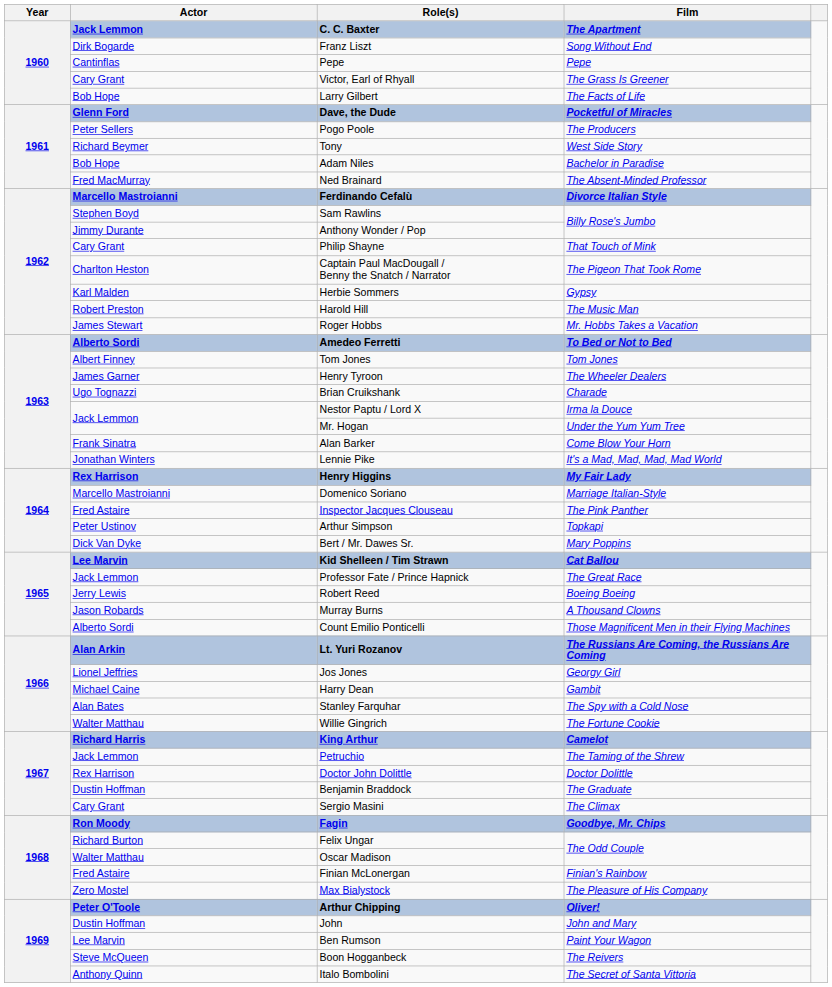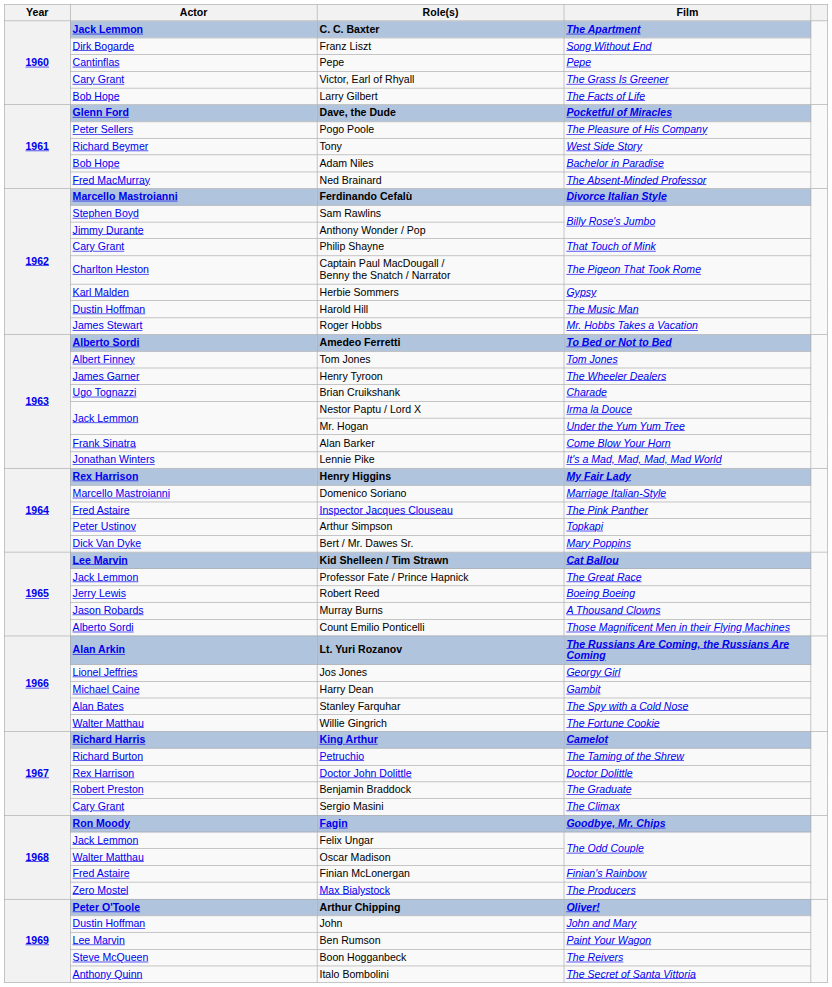(601, 130) The Producers -> (637, 130) The Pleasure of His Company
(108, 309) Robert Preston -> (109, 309) Dustin Hoffman
(105, 756) Jack Lemmon -> (108, 756) Richard Burton
(109, 790) Dustin Hoffman -> (108, 790) Robert Preston
(108, 840) Richard Burton -> (105, 840) Jack Lemmon
(637, 890) The Pleasure of His Company -> (601, 890) The Producers
